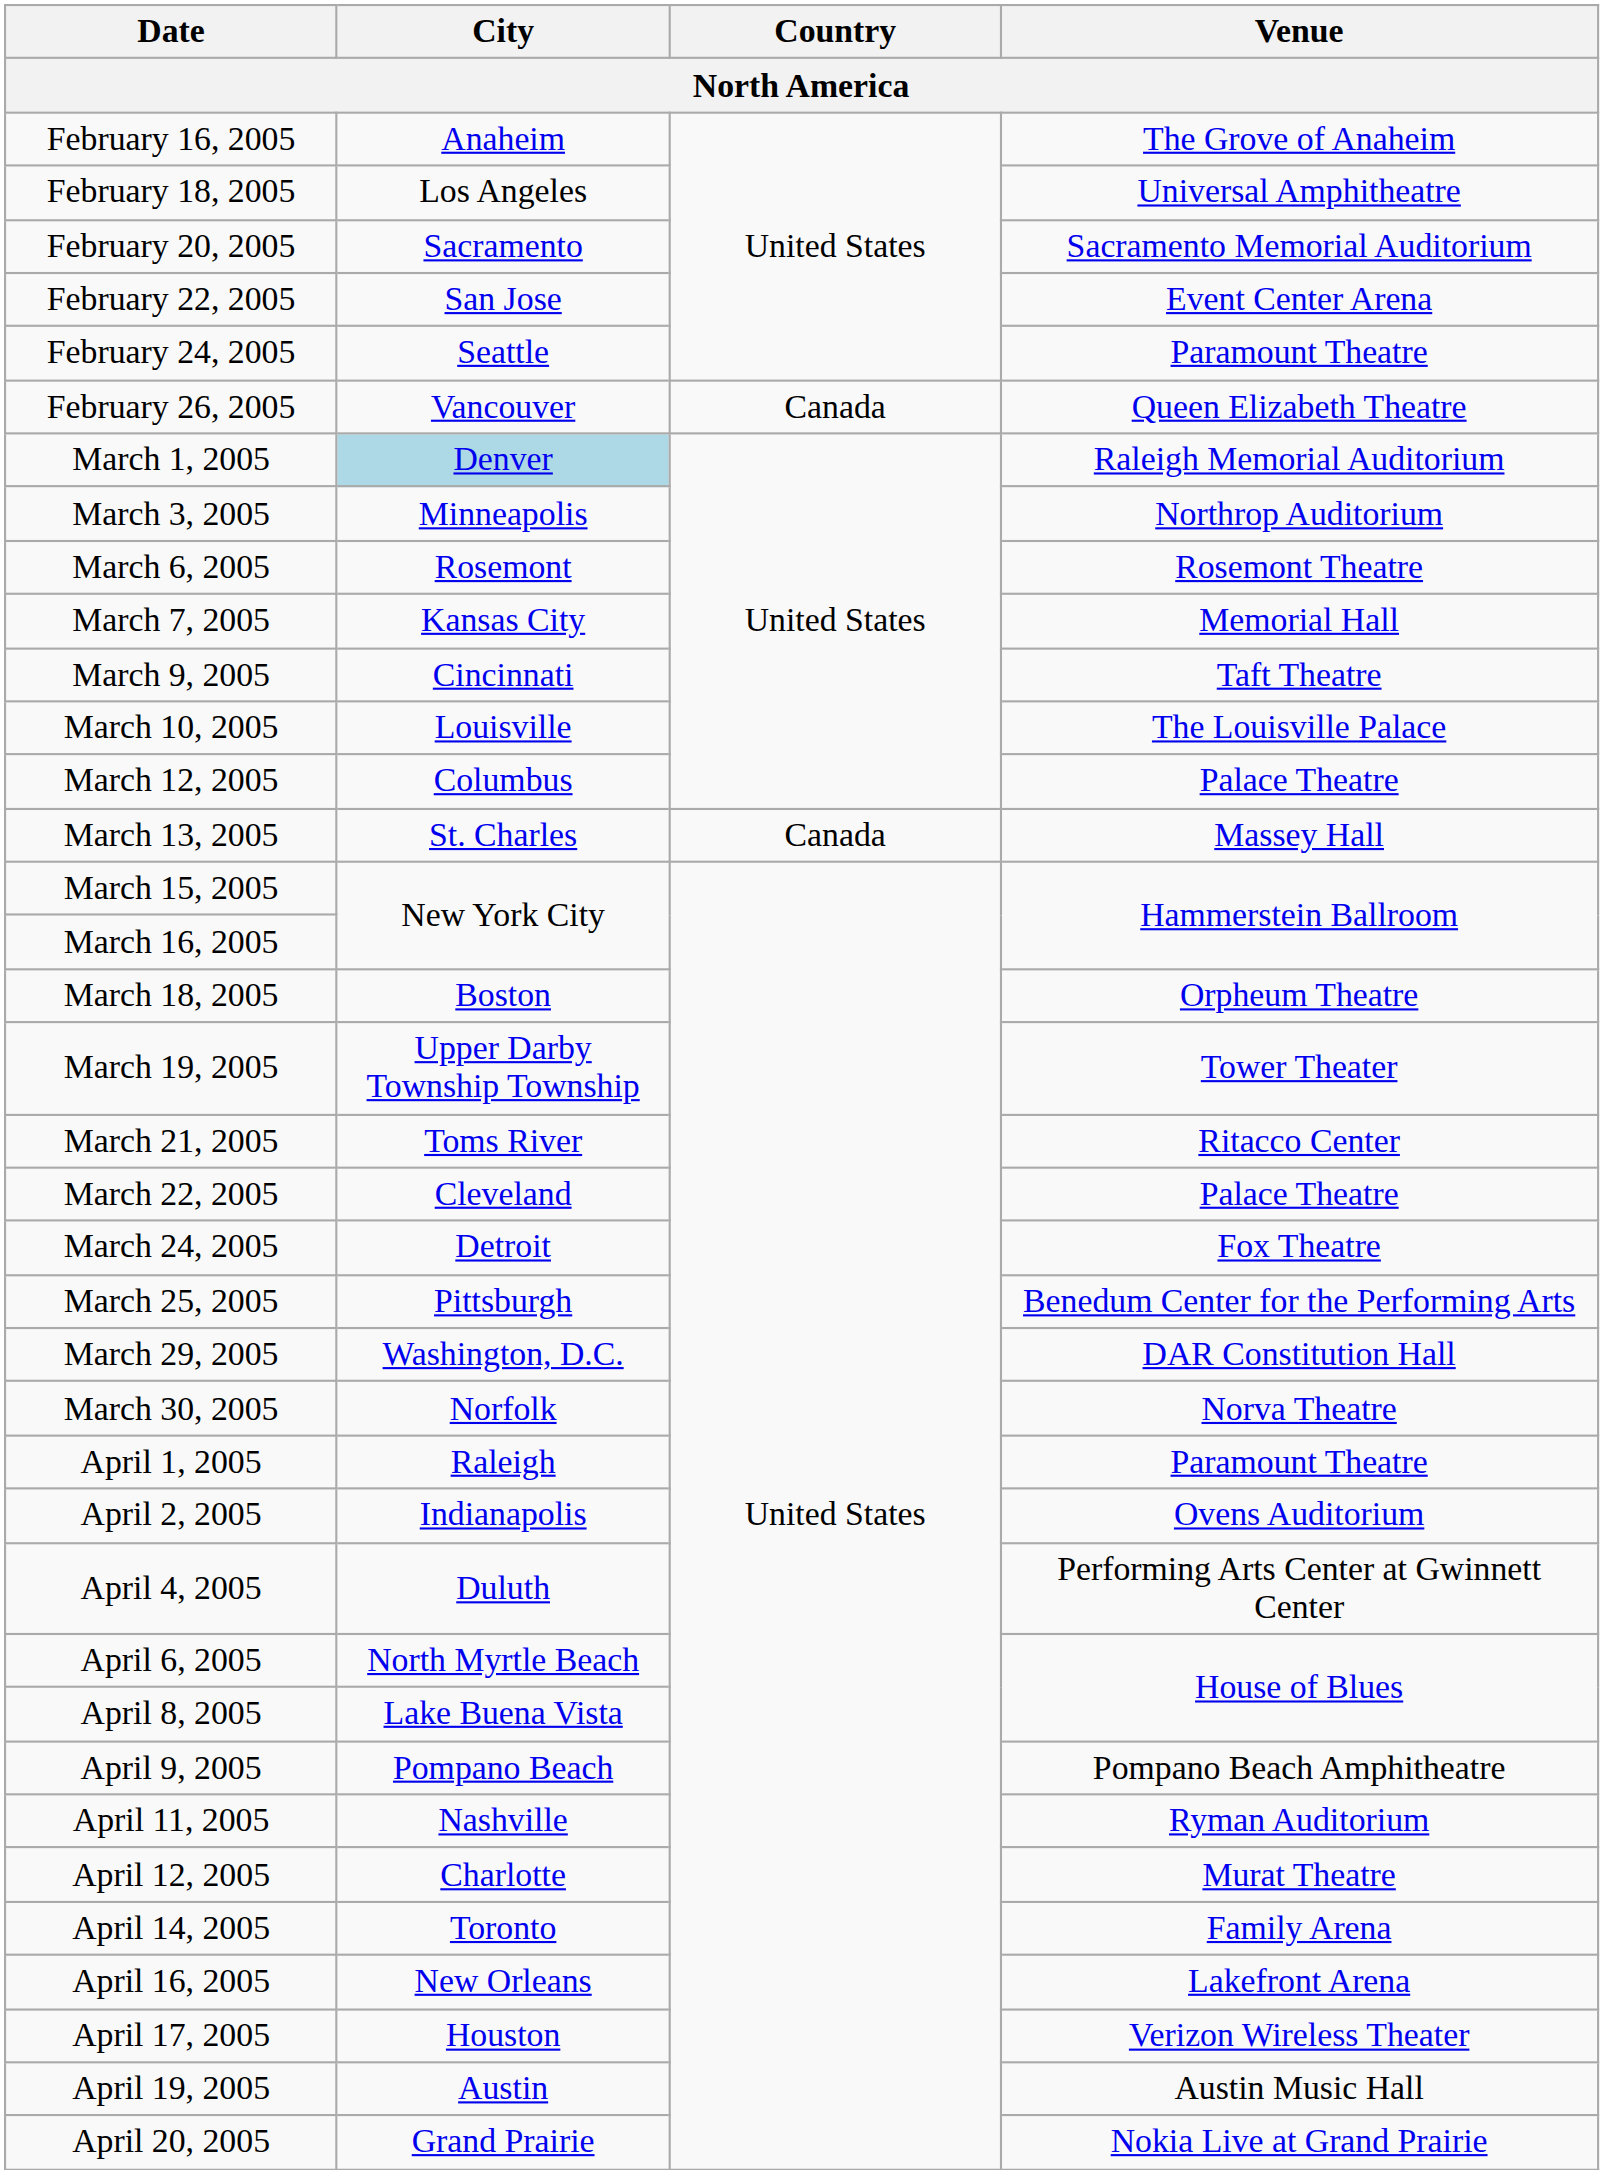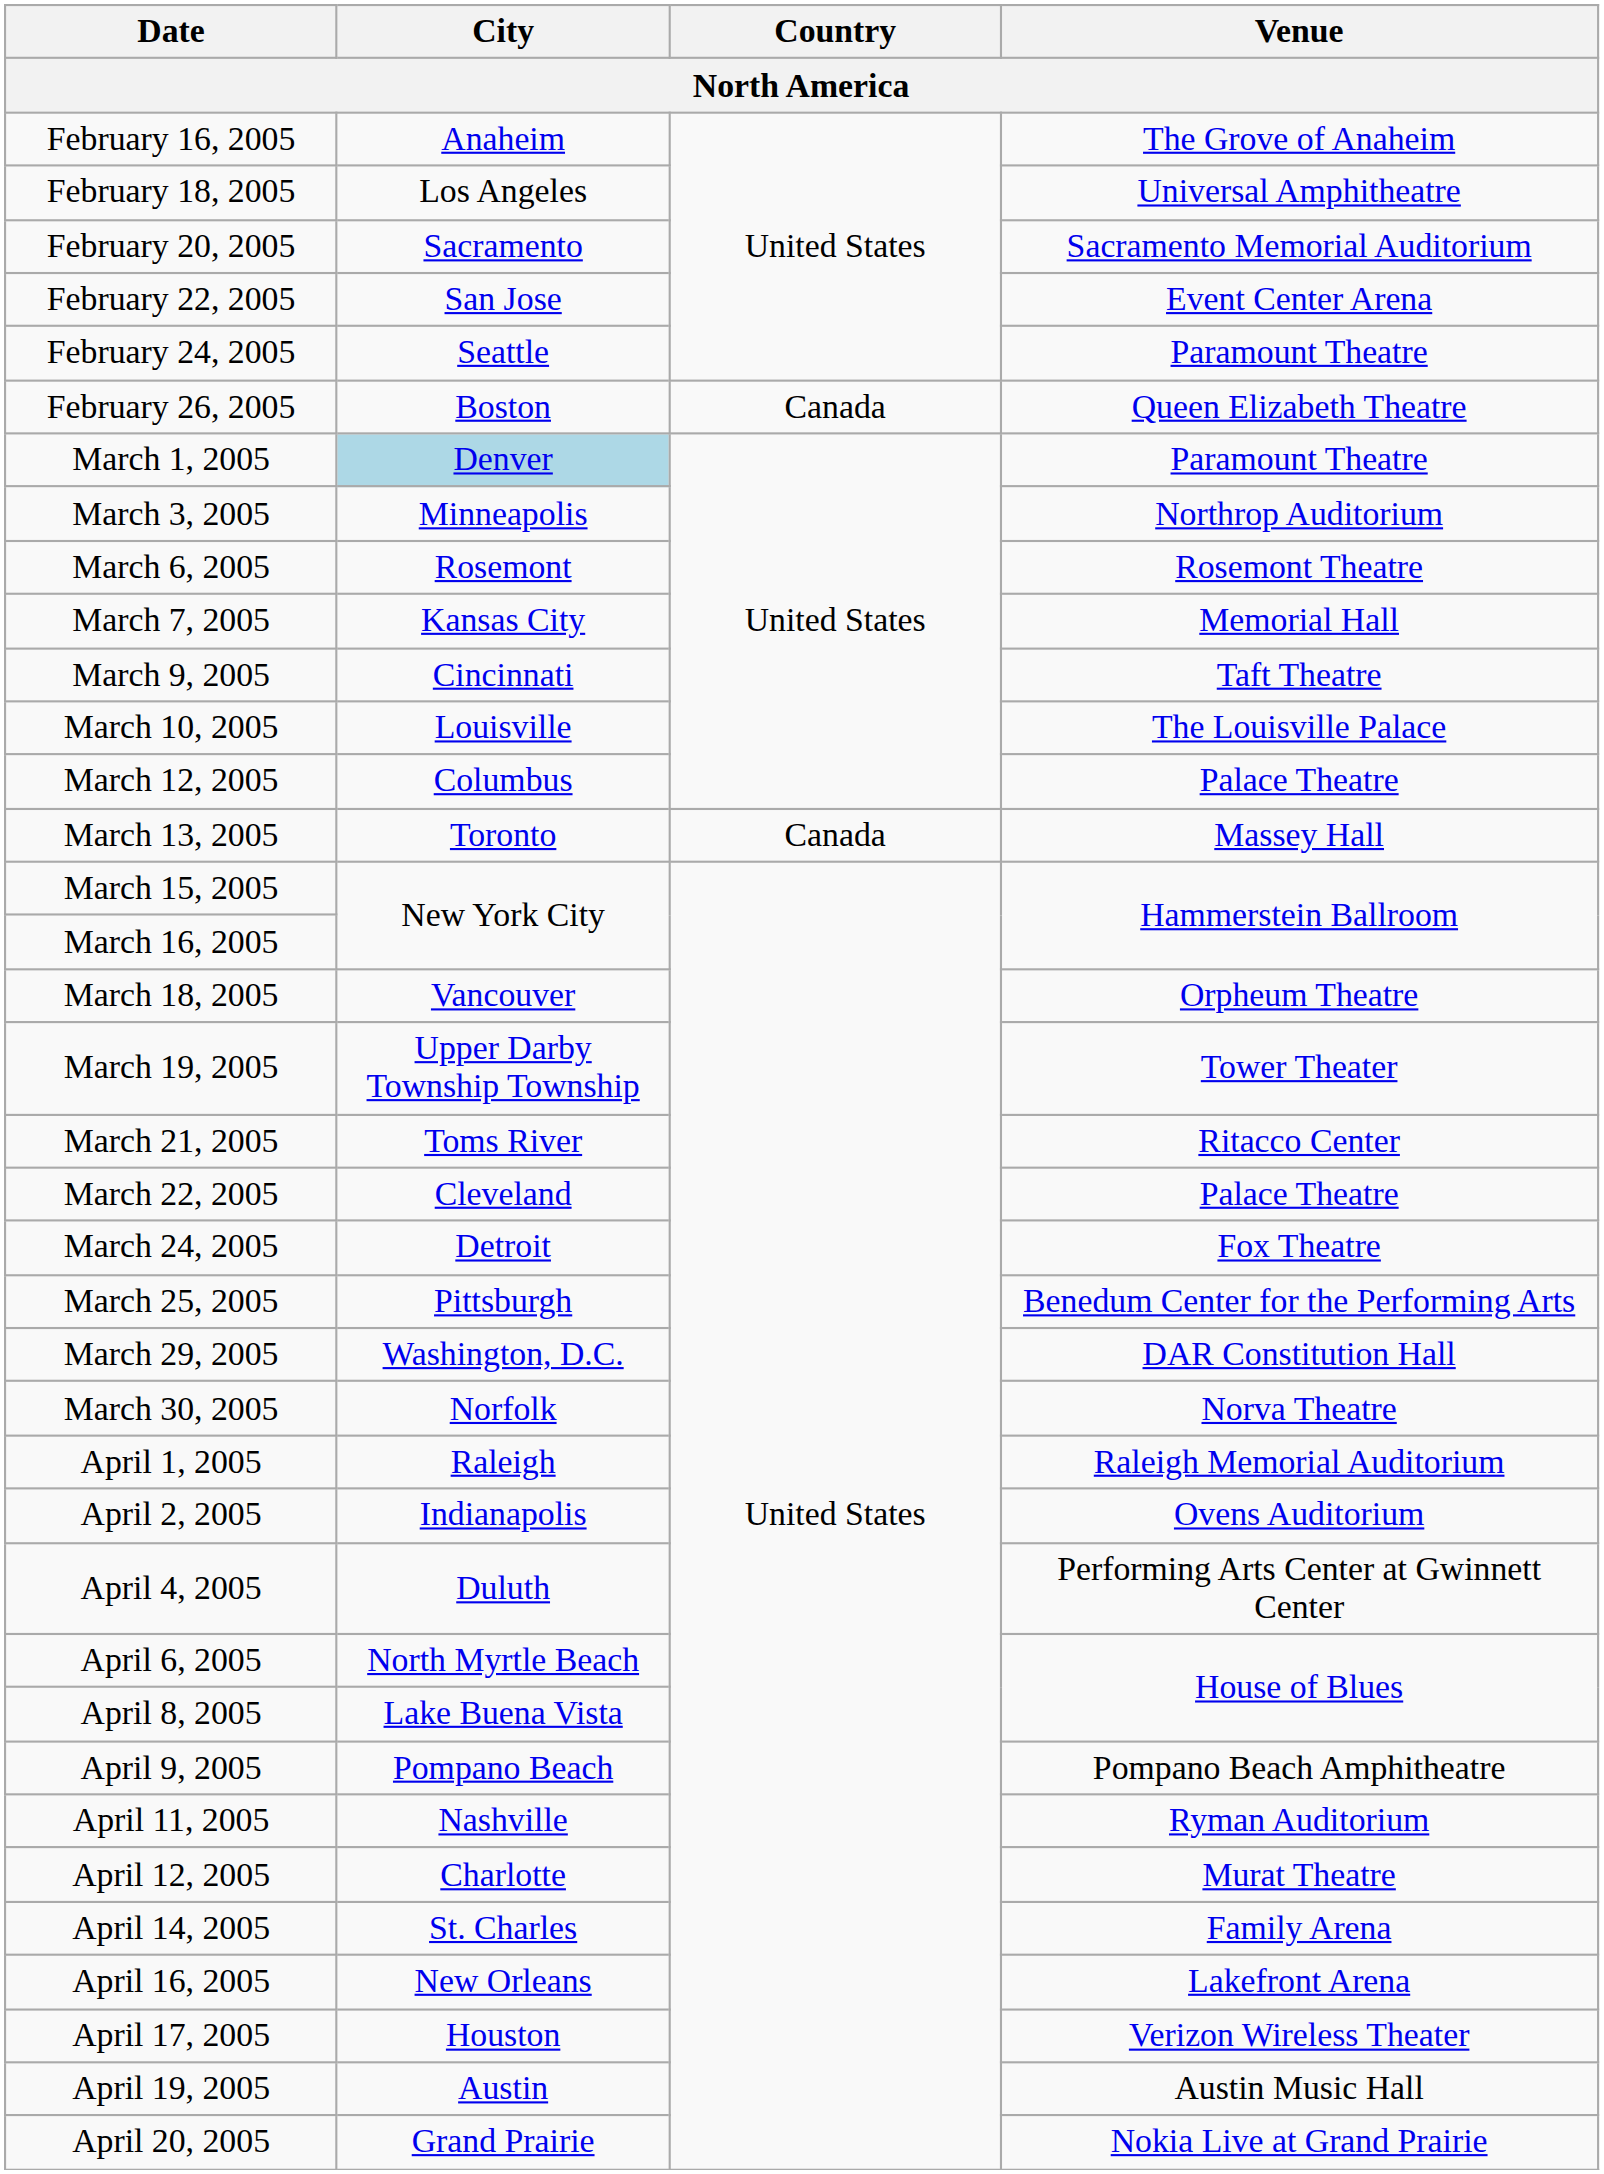(503, 406) Vancouver -> (503, 406) Boston
(1299, 459) Raleigh Memorial Auditorium -> (1299, 459) Paramount Theatre
(503, 834) St. Charles -> (503, 834) Toronto
(503, 995) Boston -> (503, 995) Vancouver
(1299, 1461) Paramount Theatre -> (1299, 1461) Raleigh Memorial Auditorium
(503, 1927) Toronto -> (503, 1927) St. Charles
